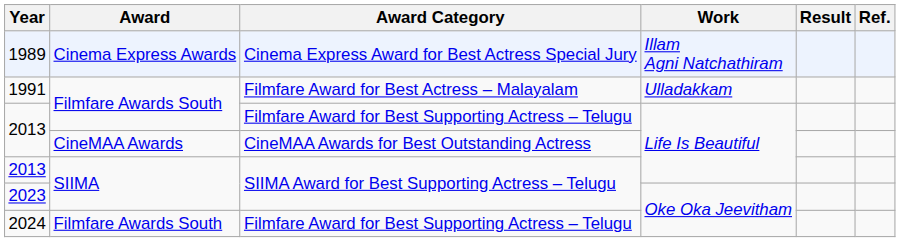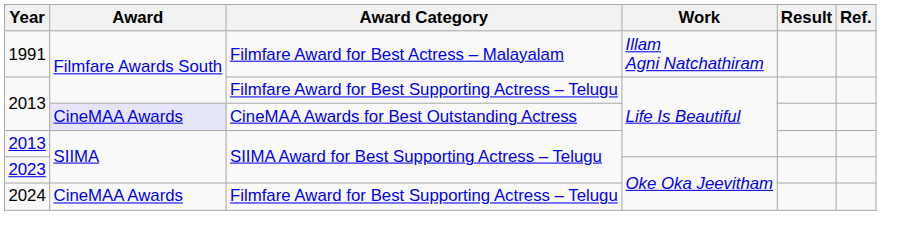- row: (27, 53)
(688, 90) Ulladakkam -> (695, 53) Illam Agni Natchathiram
(118, 143) no background -> (118, 116) lavender background
(138, 223) Filmfare Awards South -> (118, 196) CineMAA Awards
